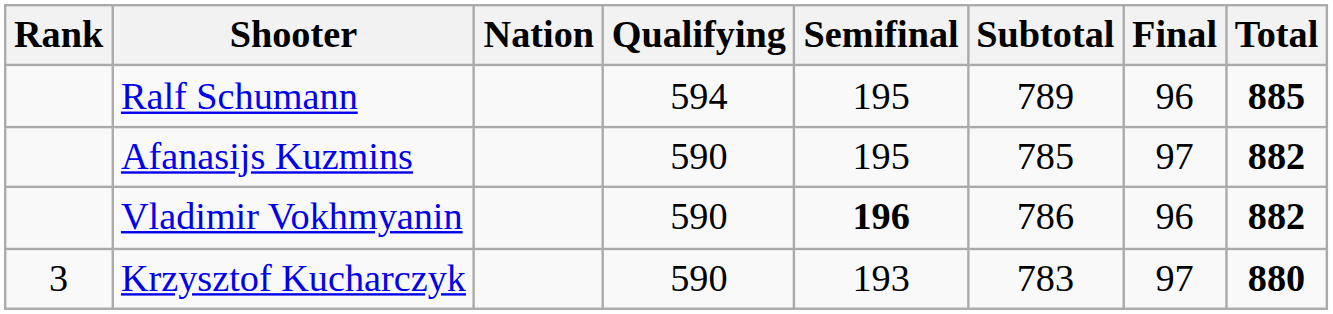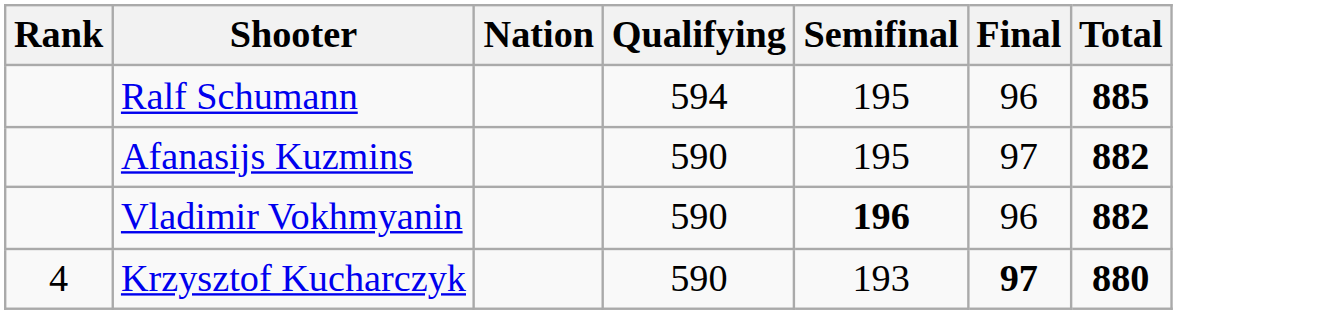- column: (1045, 34)
(59, 277) 3 -> (59, 277) 4
(1175, 277) normal -> (1019, 277) bold
